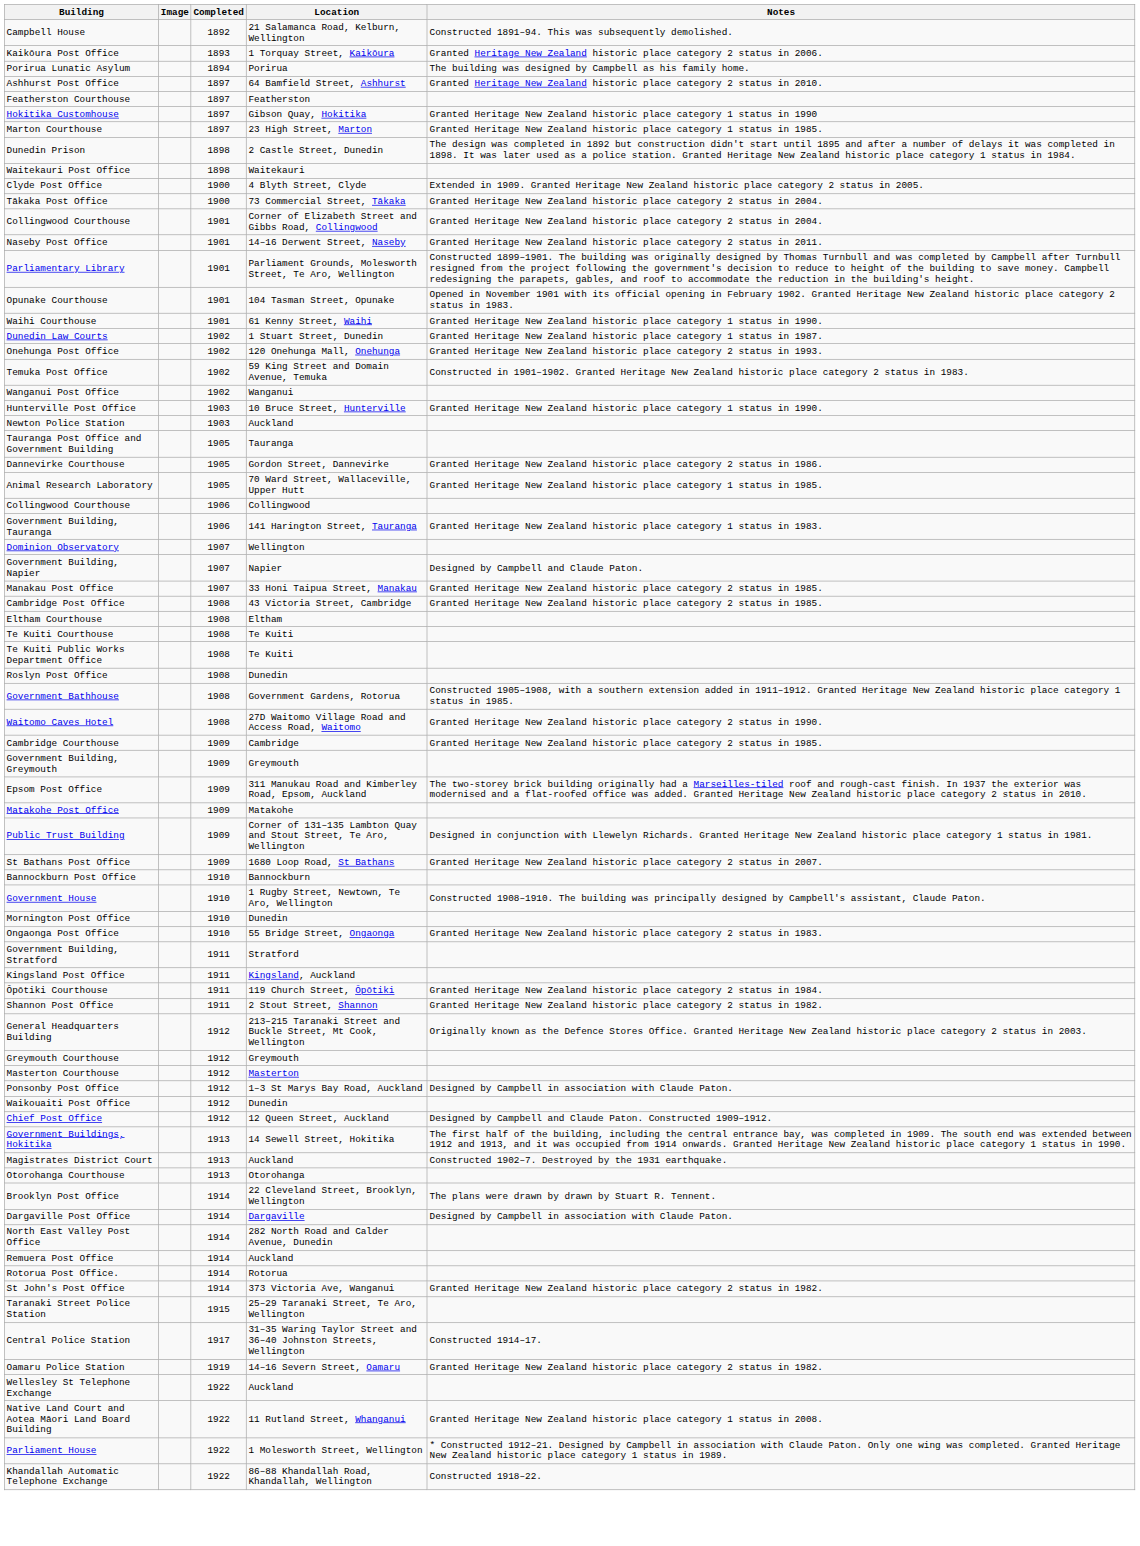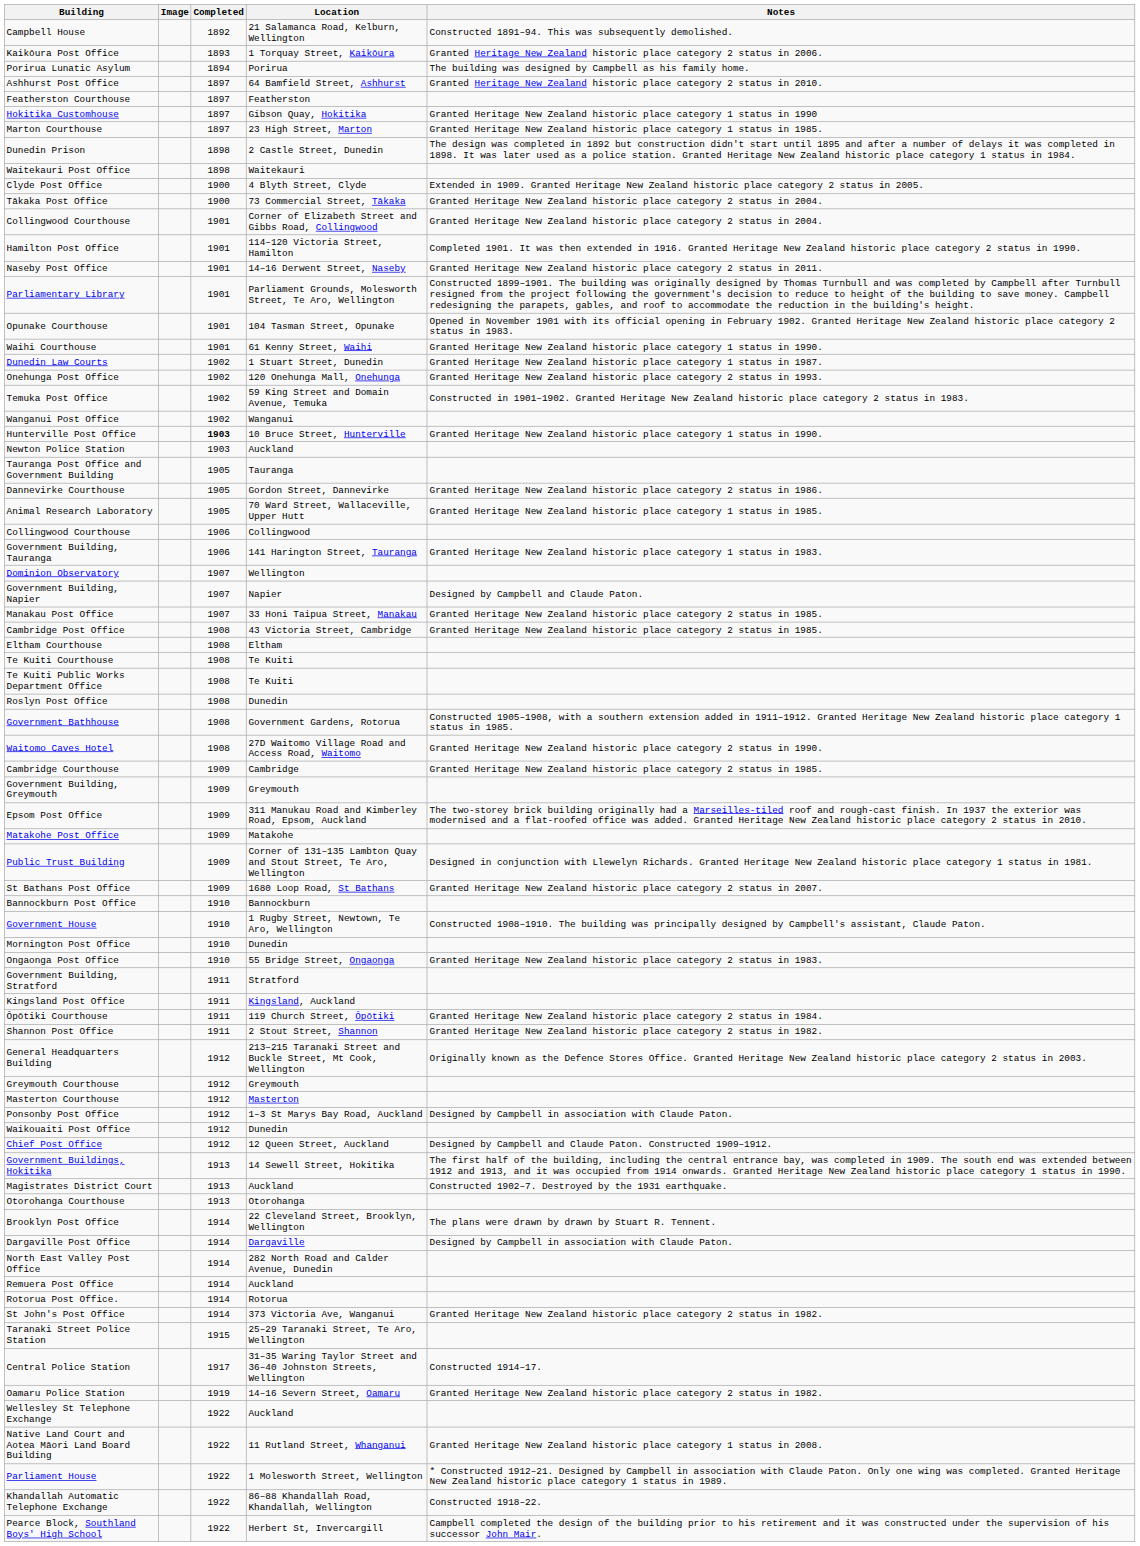+ row: (63, 248)
(219, 408) normal -> (219, 434) bold
+ row: (71, 1529)
